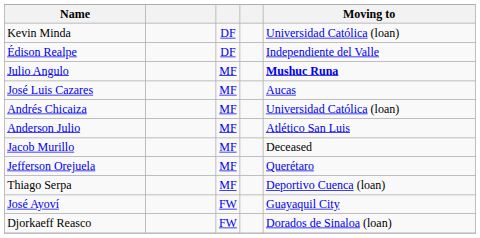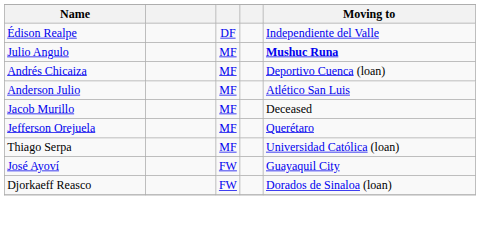- row: (39, 33)
- row: (50, 90)
(333, 109) Universidad Católica (loan) -> (326, 71) Deportivo Cuenca (loan)
(326, 185) Deportivo Cuenca (loan) -> (333, 147) Universidad Católica (loan)
